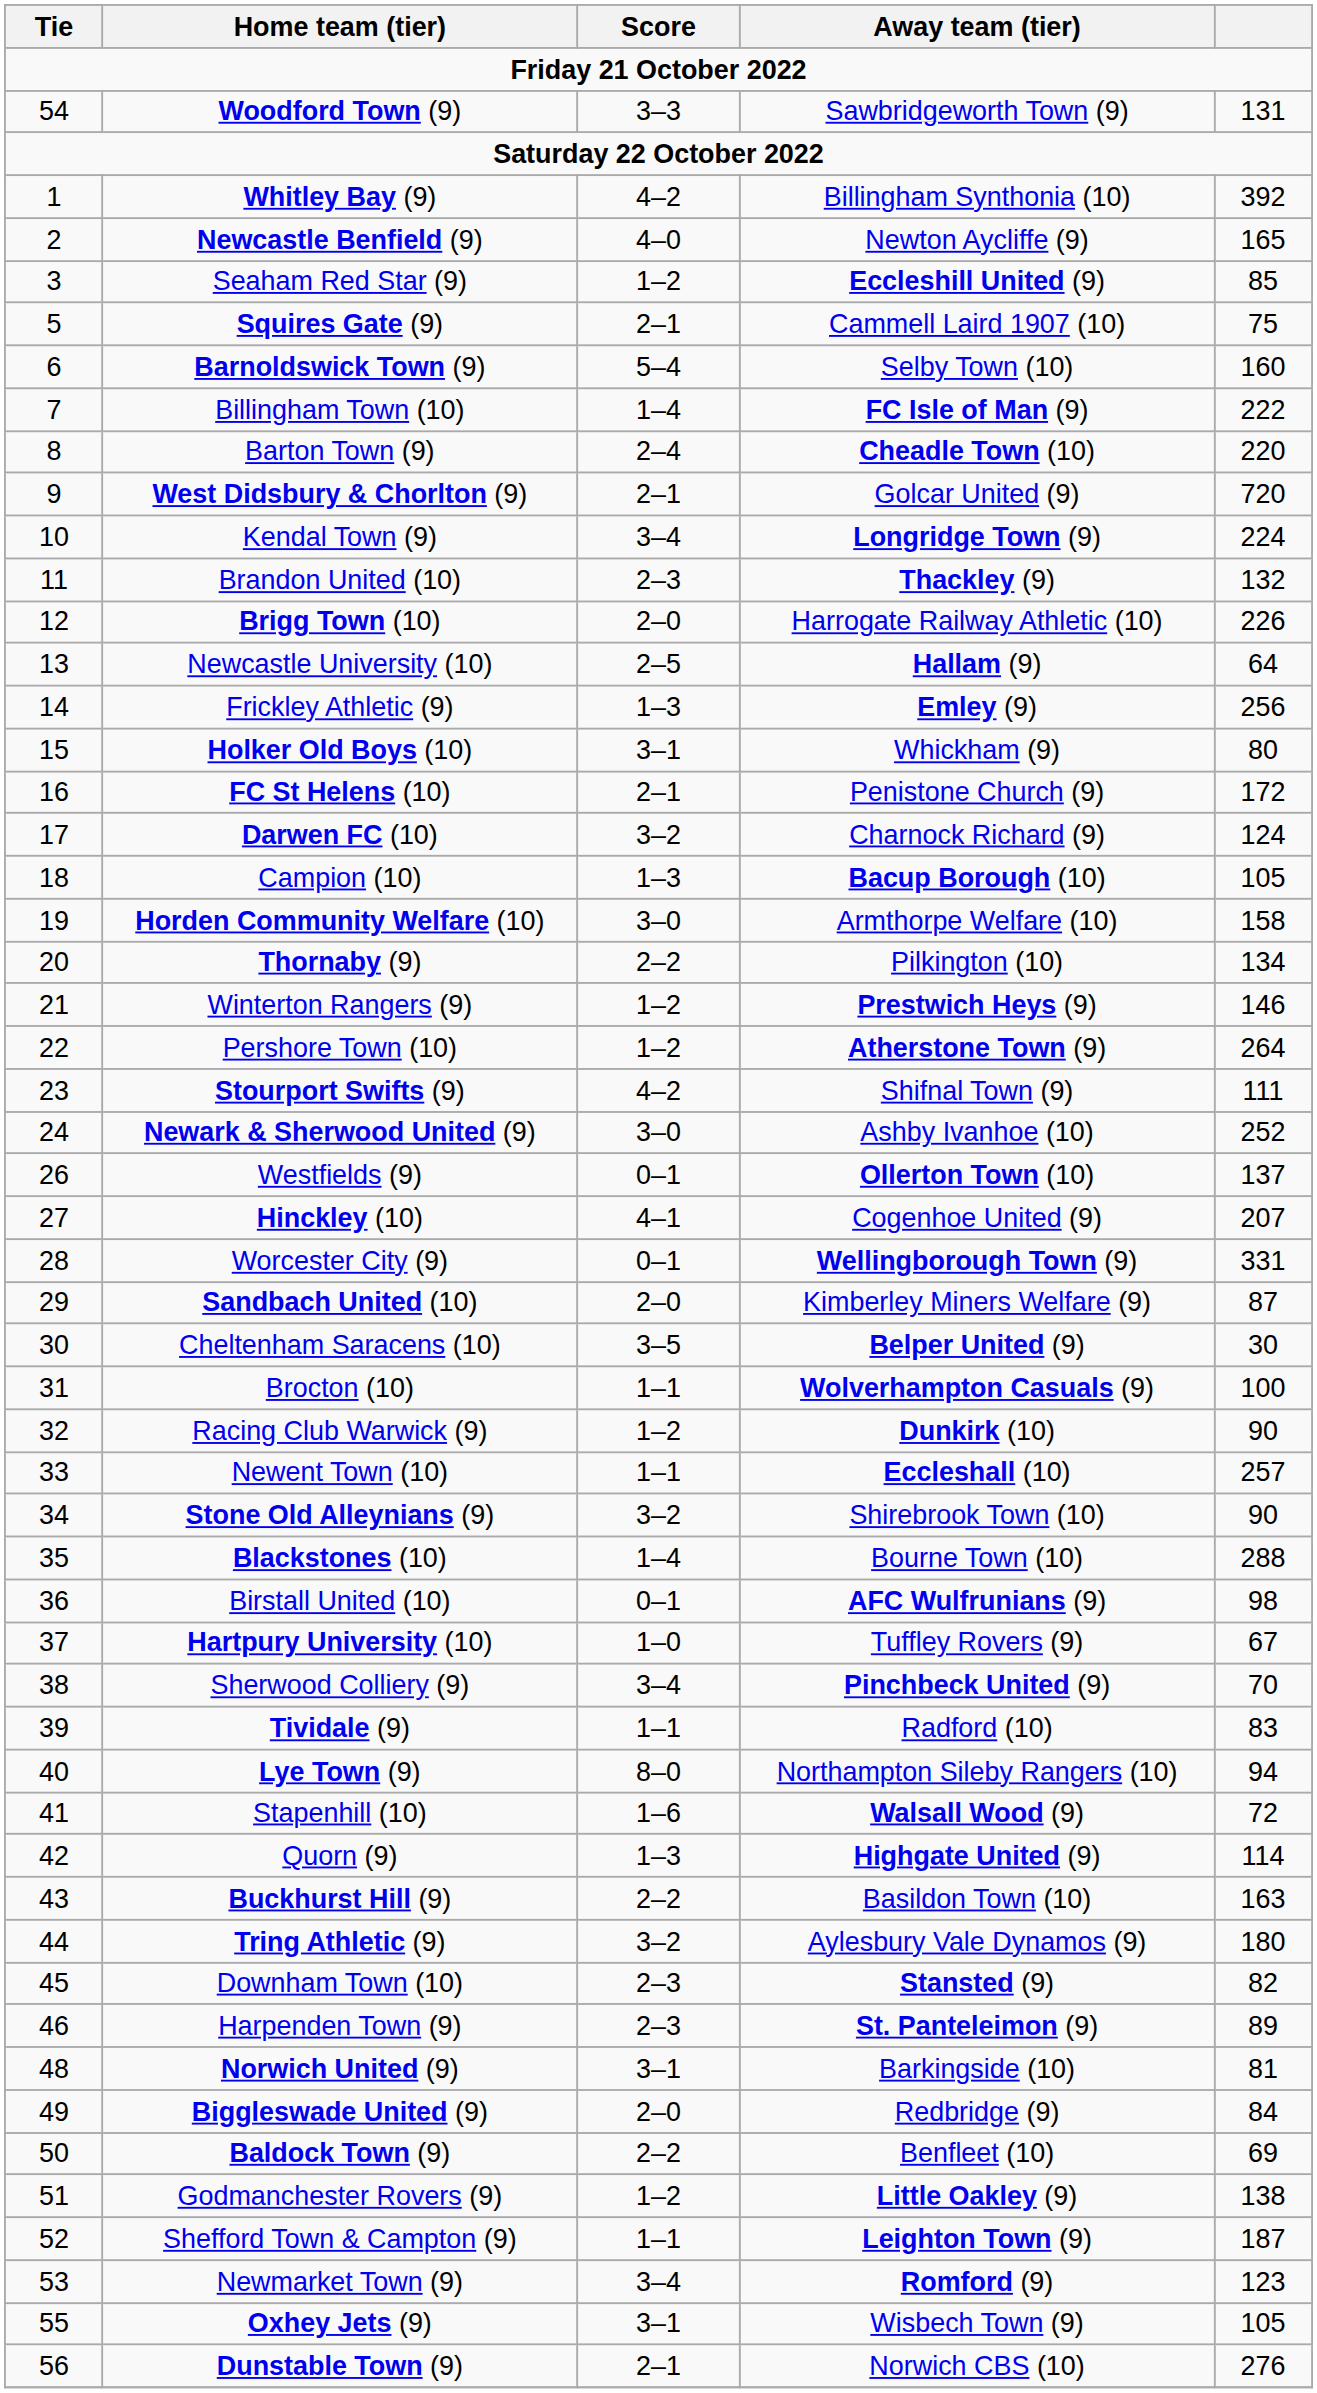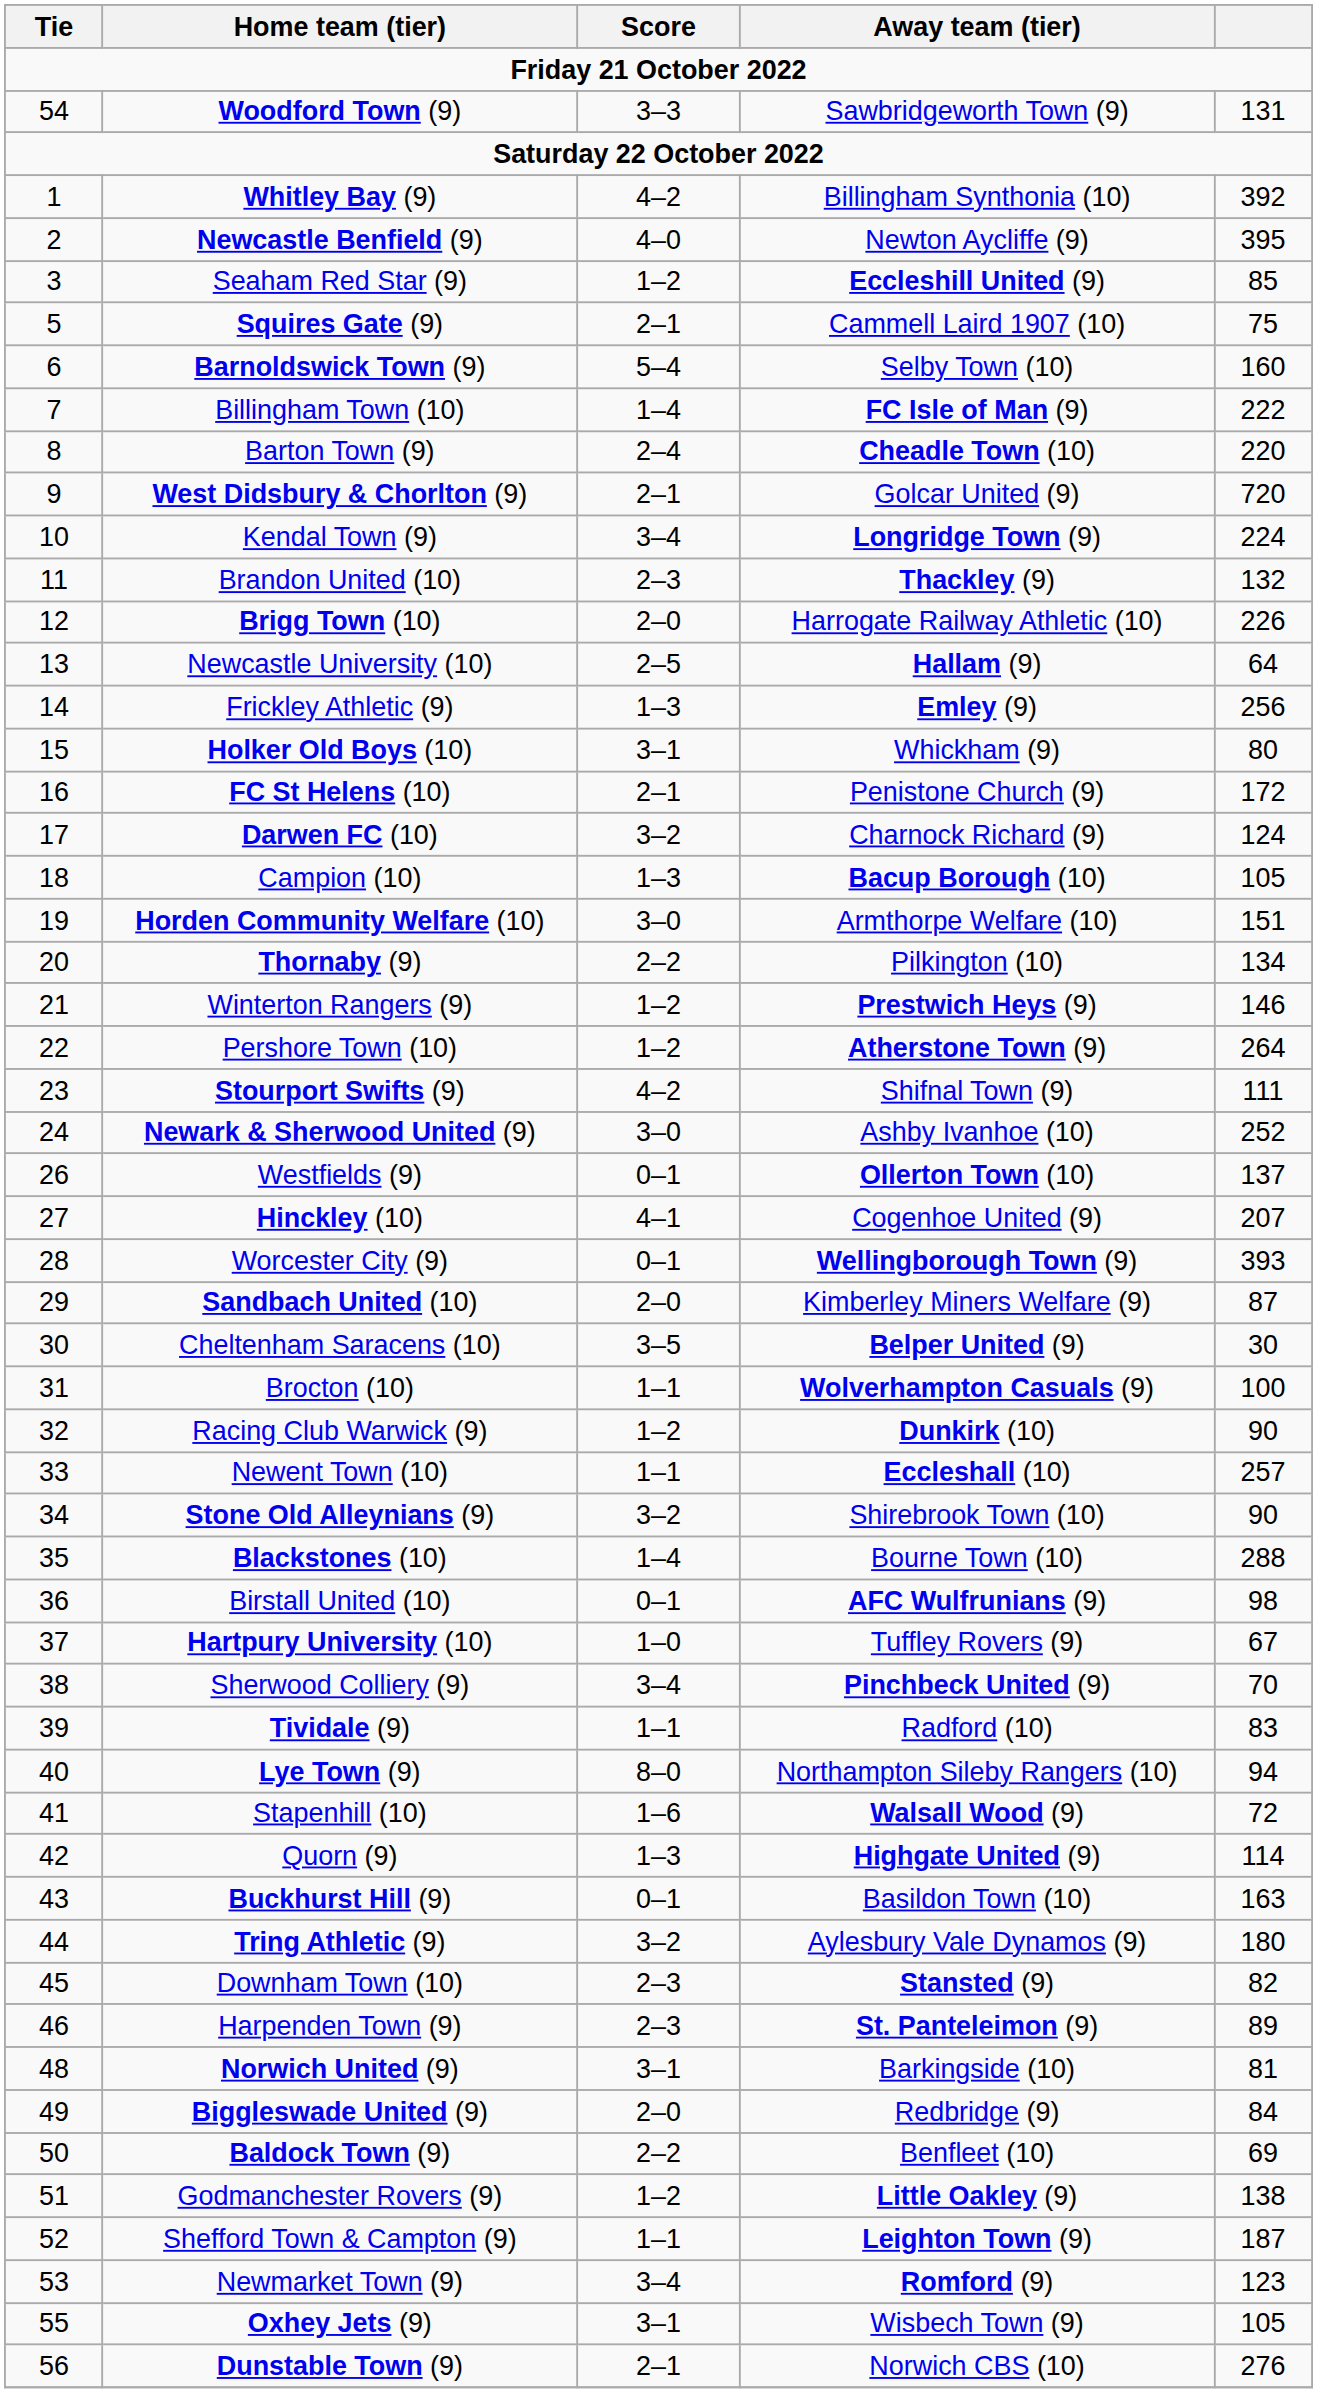(1263, 239) 165 -> (1263, 239) 395
(1263, 920) 158 -> (1263, 920) 151
(1263, 1260) 331 -> (1263, 1260) 393
(658, 1898) 2–2 -> (658, 1898) 0–1
